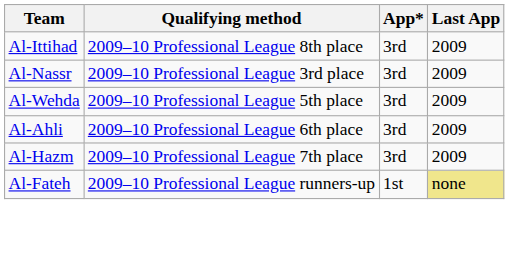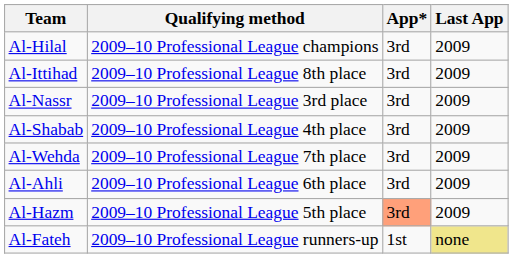+ row: (38, 45)
+ row: (46, 128)
(225, 101) 2009–10 Professional League 5th place -> (229, 156) 2009–10 Professional League 7th place
(225, 156) 2009–10 Professional League 7th place -> (229, 211) 2009–10 Professional League 5th place
(395, 156) no background -> (398, 211) lightsalmon background
